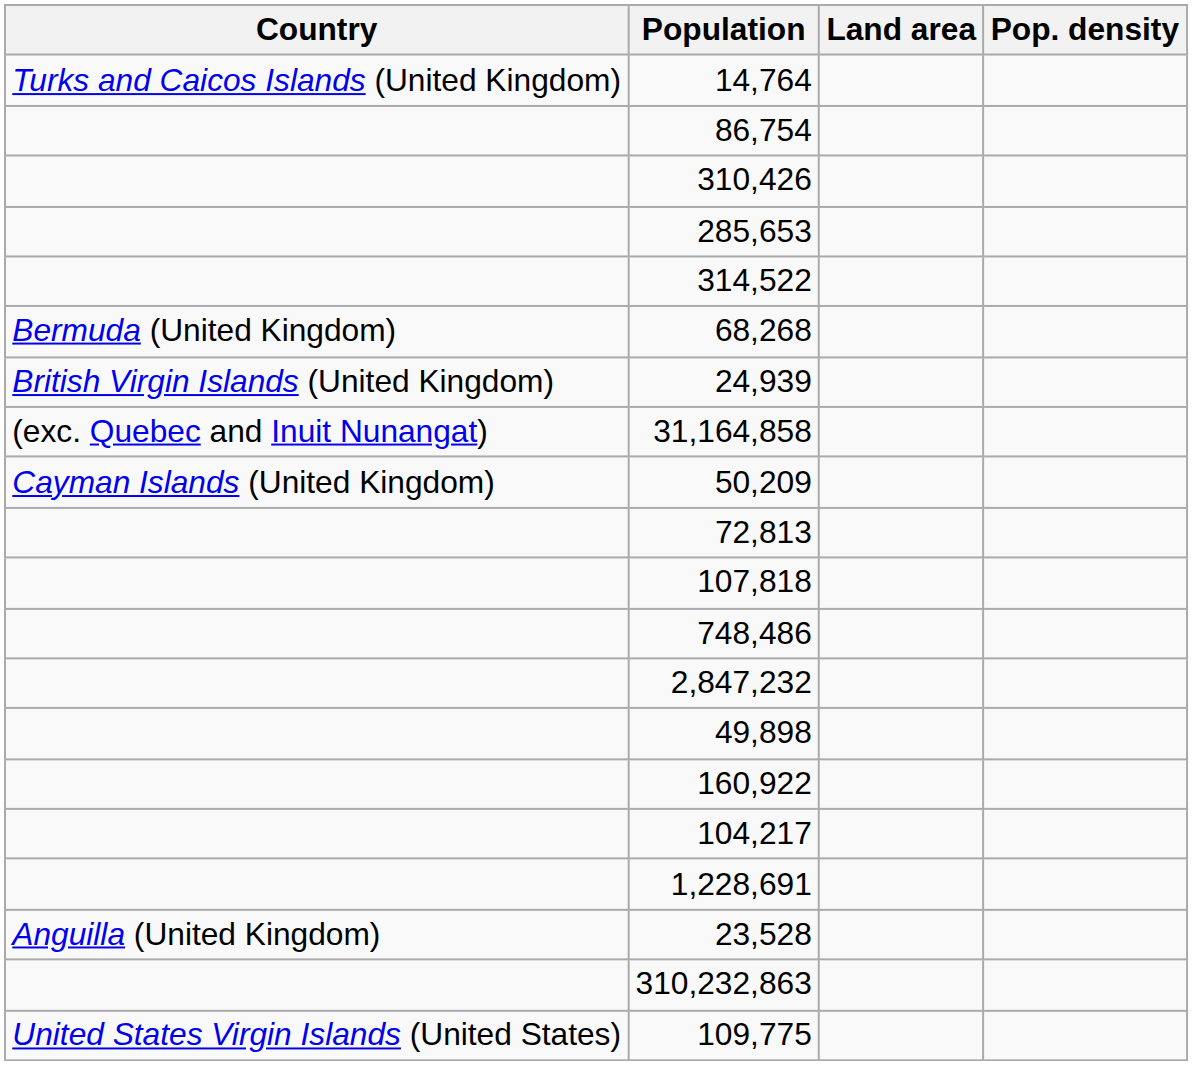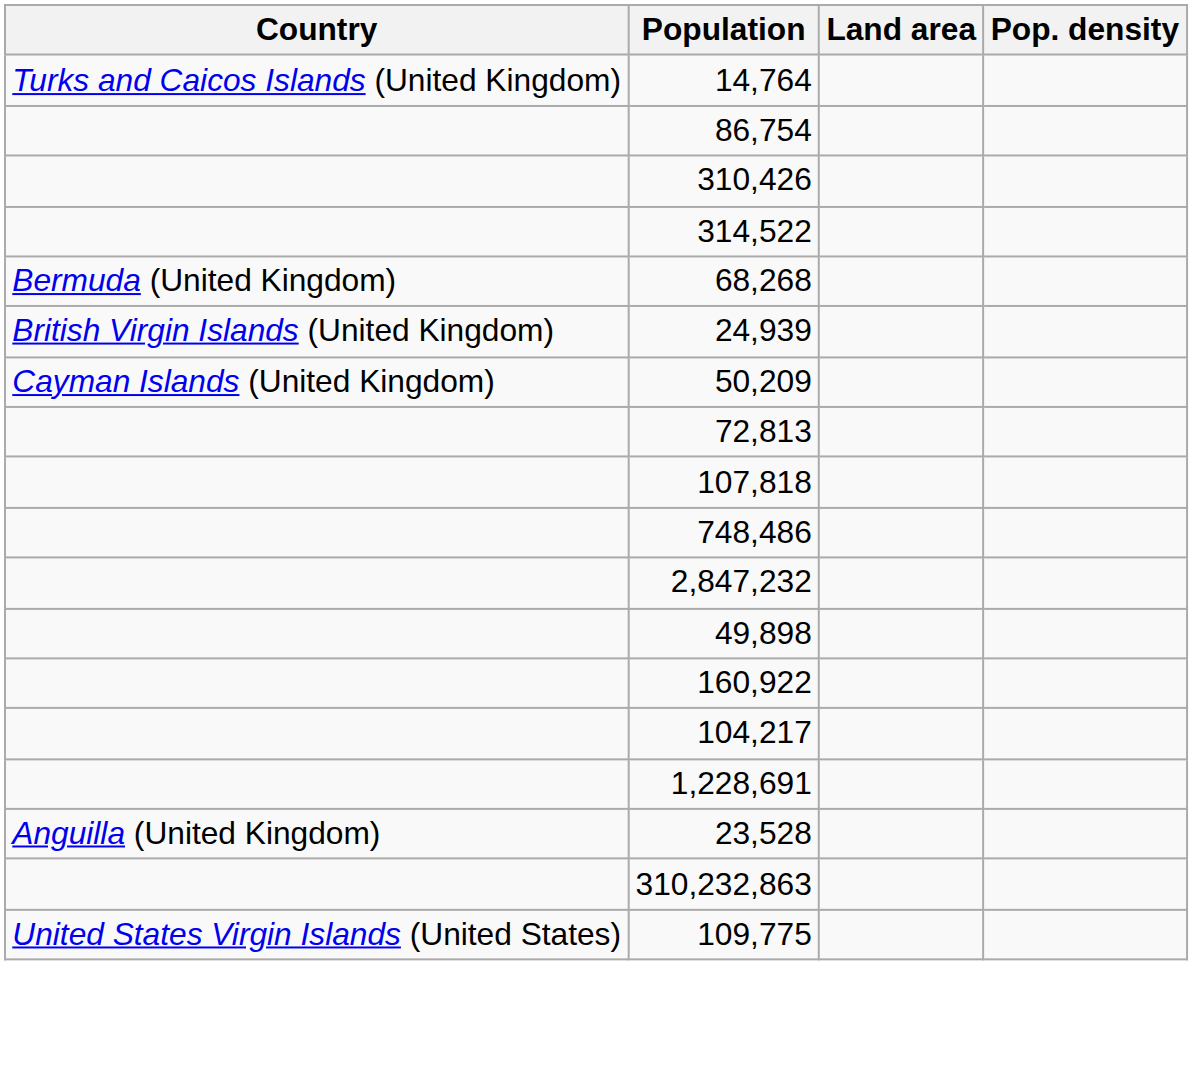- row: (755, 230)
- row: (733, 431)
